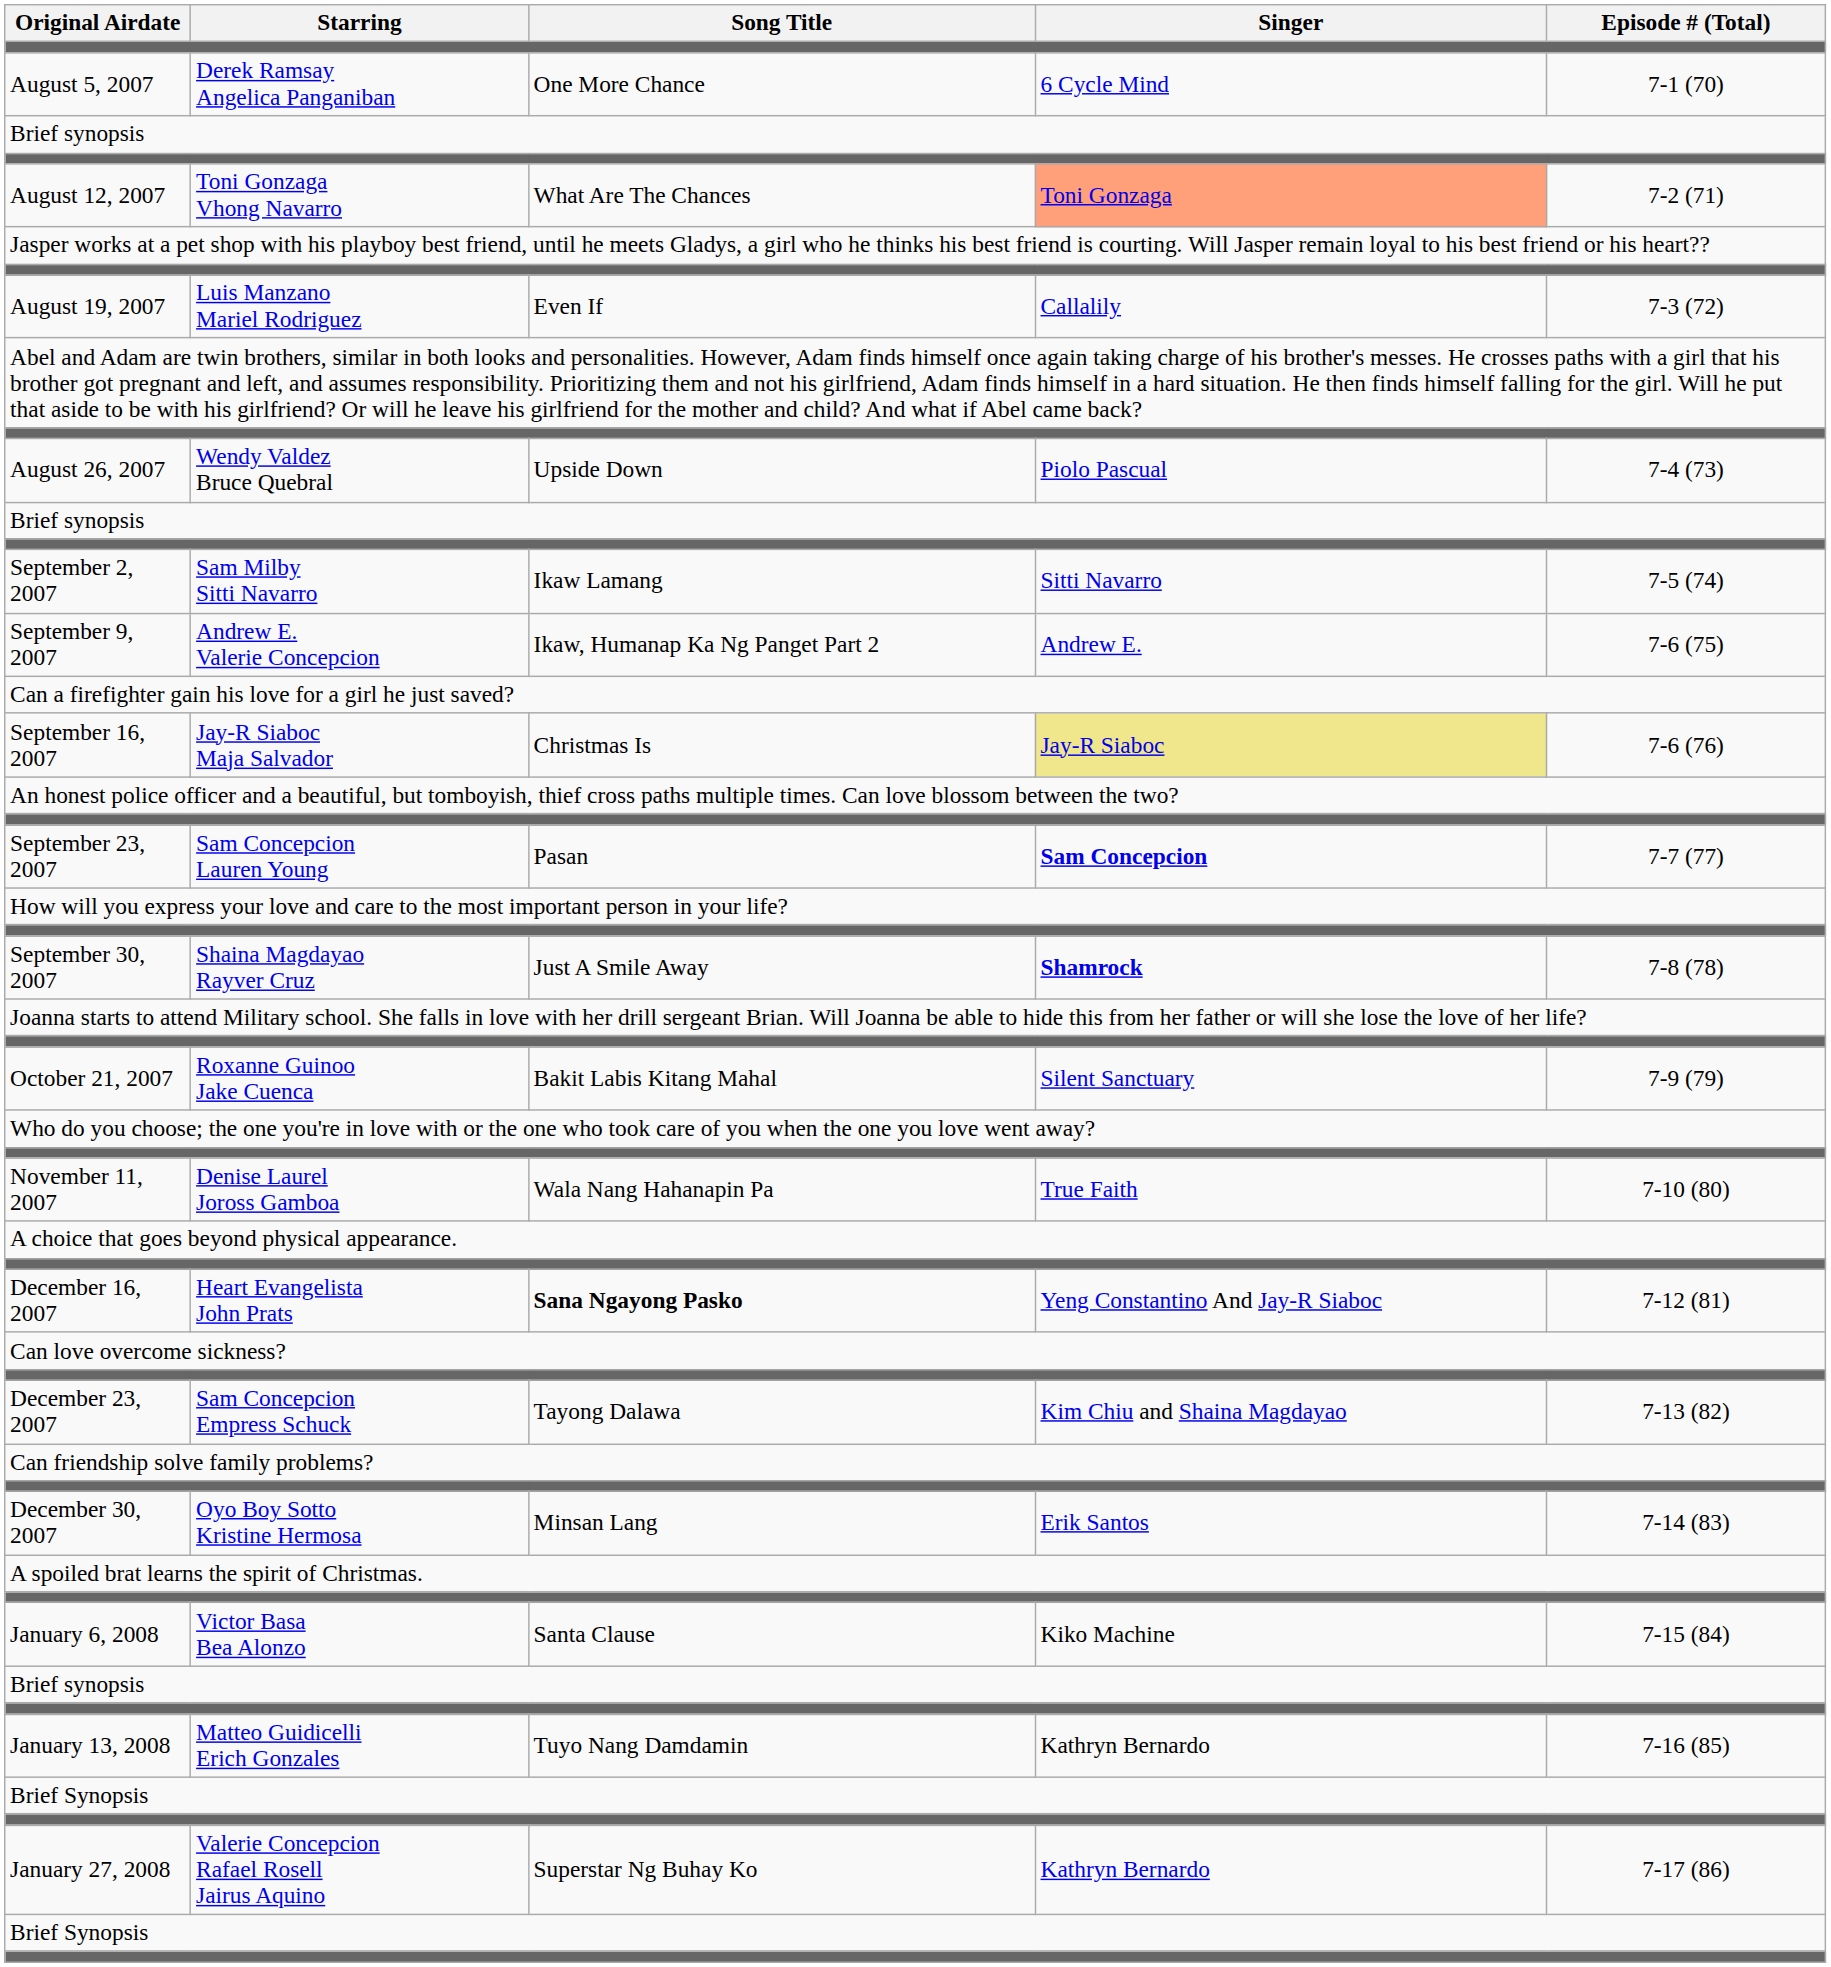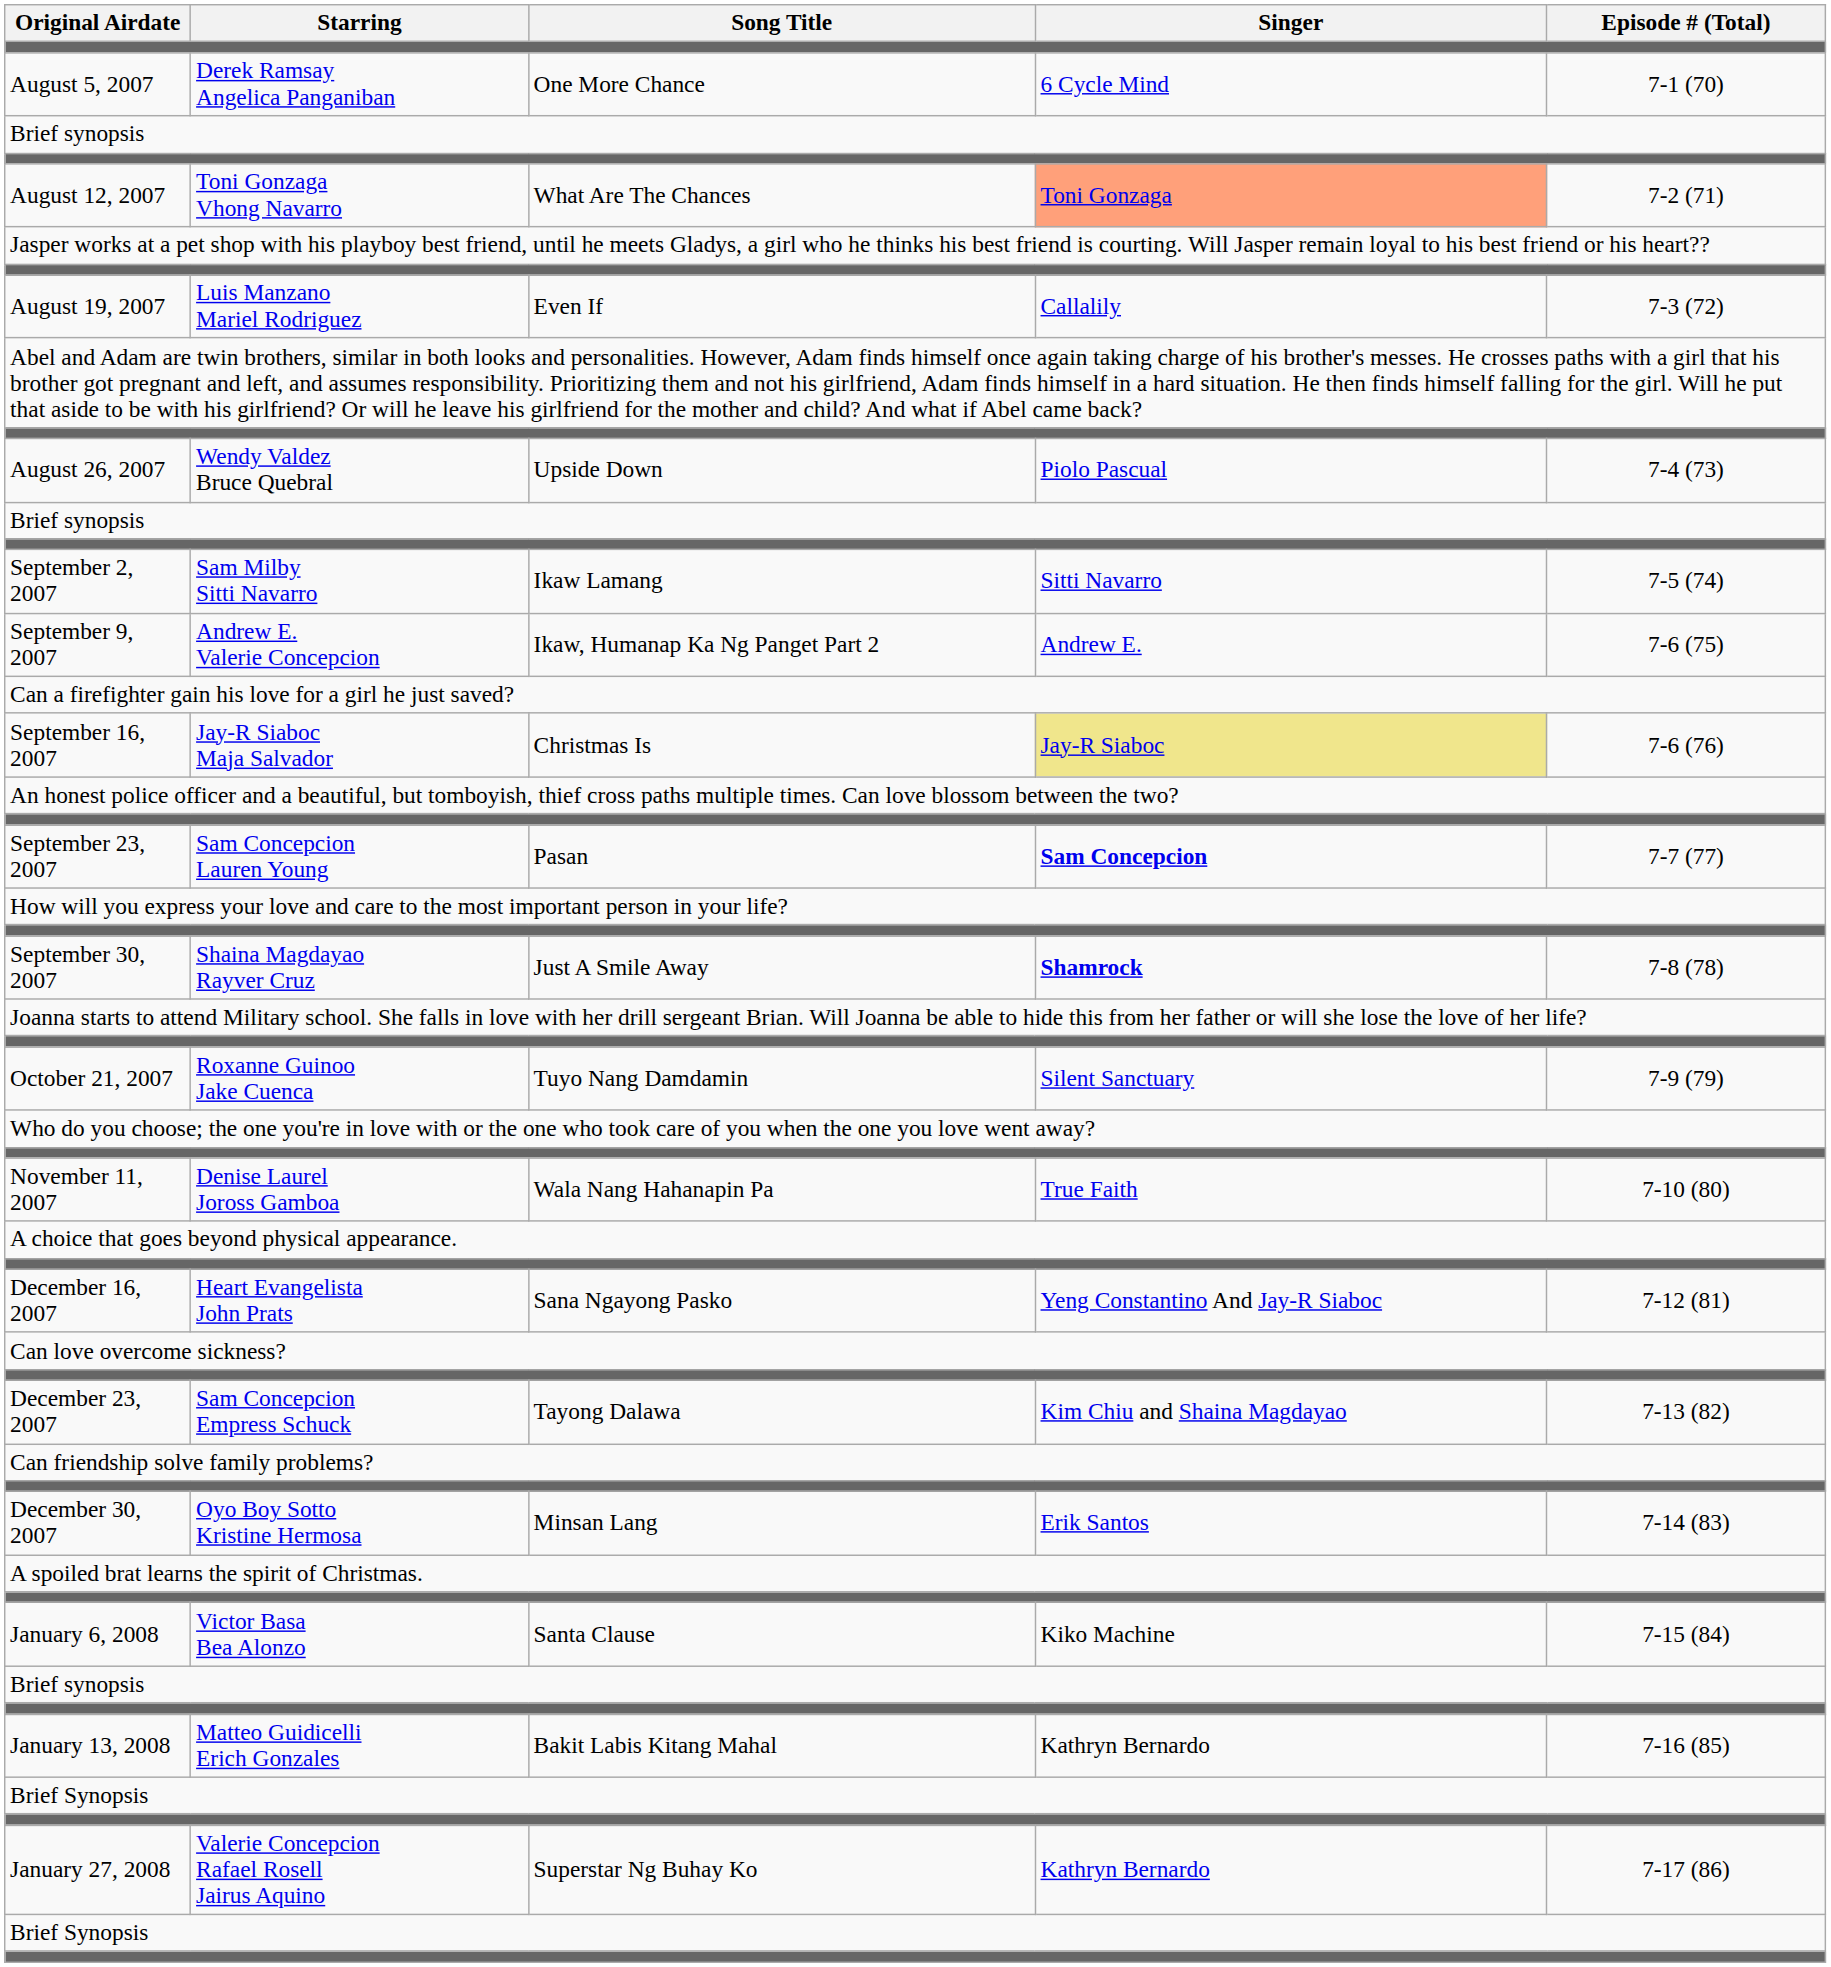(655, 1078) Bakit Labis Kitang Mahal -> (641, 1078) Tuyo Nang Damdamin
(638, 1300) bold -> (633, 1300) normal
(641, 1745) Tuyo Nang Damdamin -> (655, 1745) Bakit Labis Kitang Mahal
